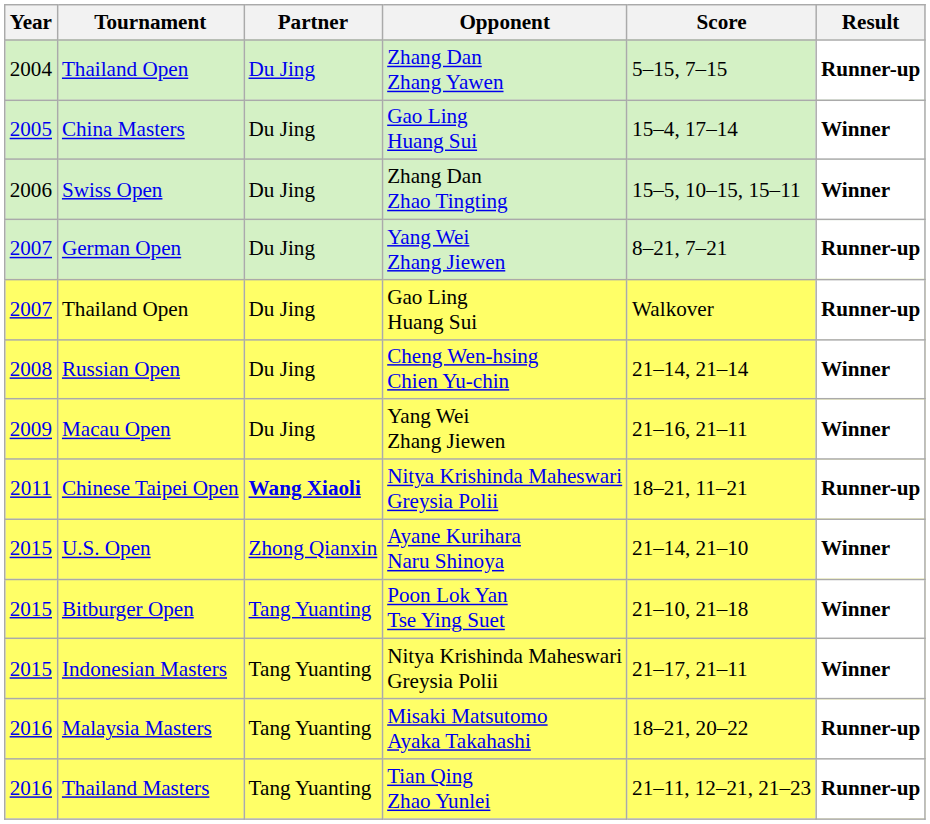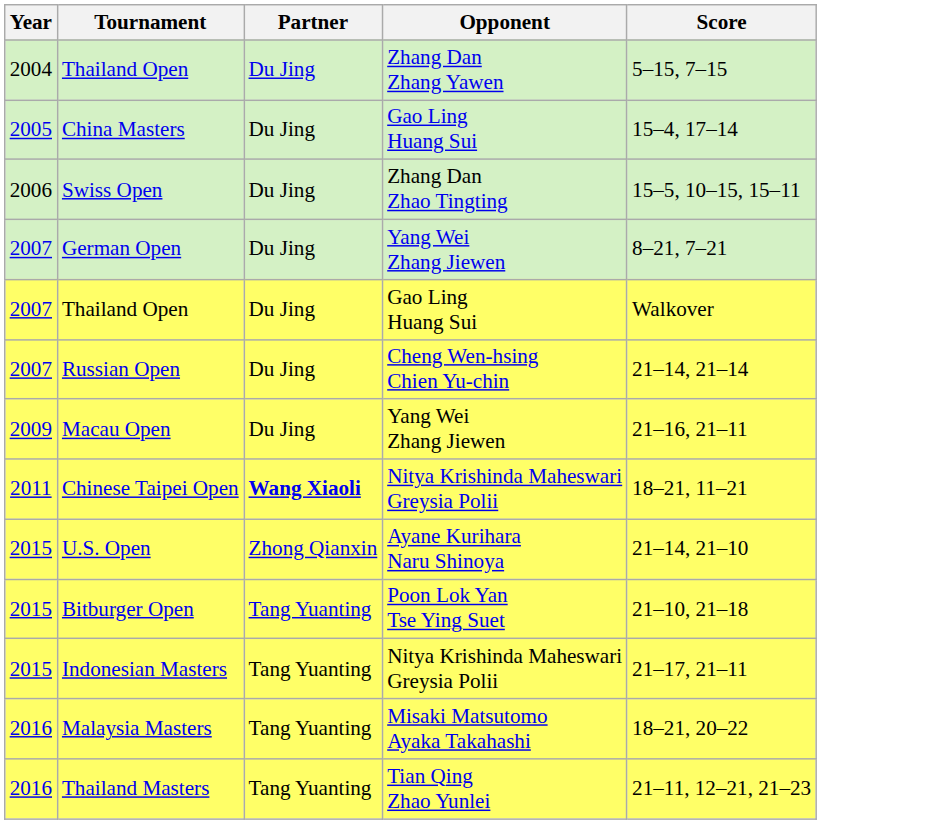- column: (871, 22)
(31, 369) 2008 -> (31, 369) 2007
